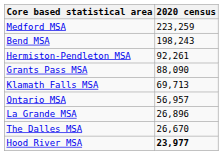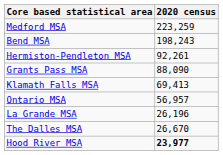(173, 85) 69,713 -> (173, 85) 69,413
(173, 114) 26,896 -> (173, 114) 26,196
